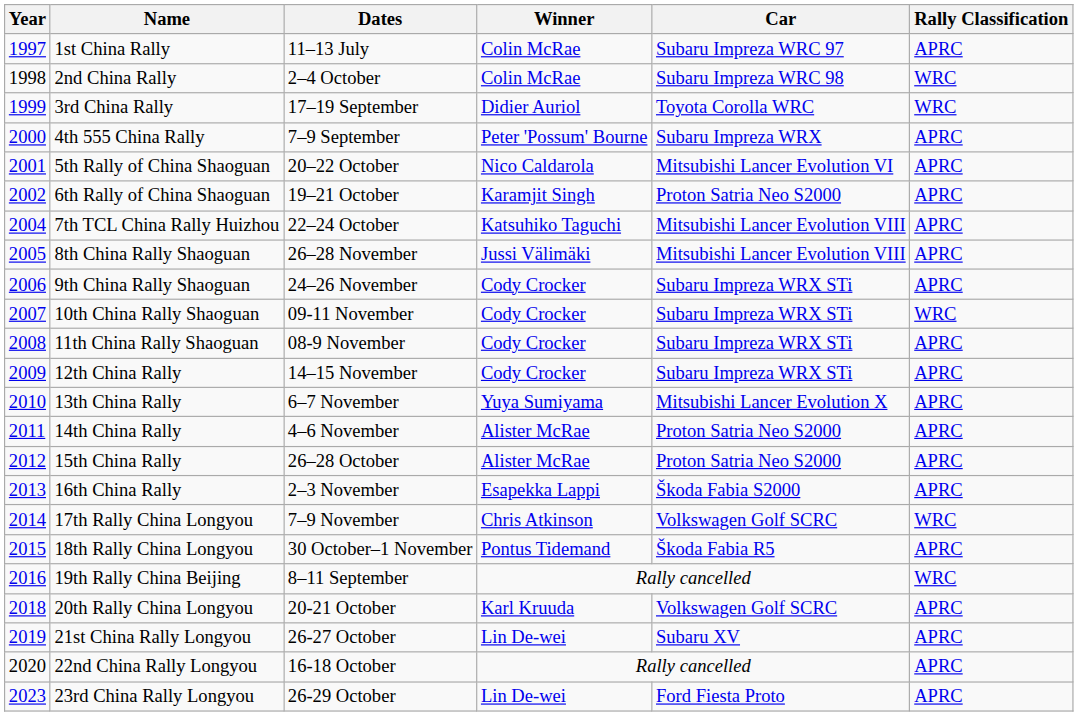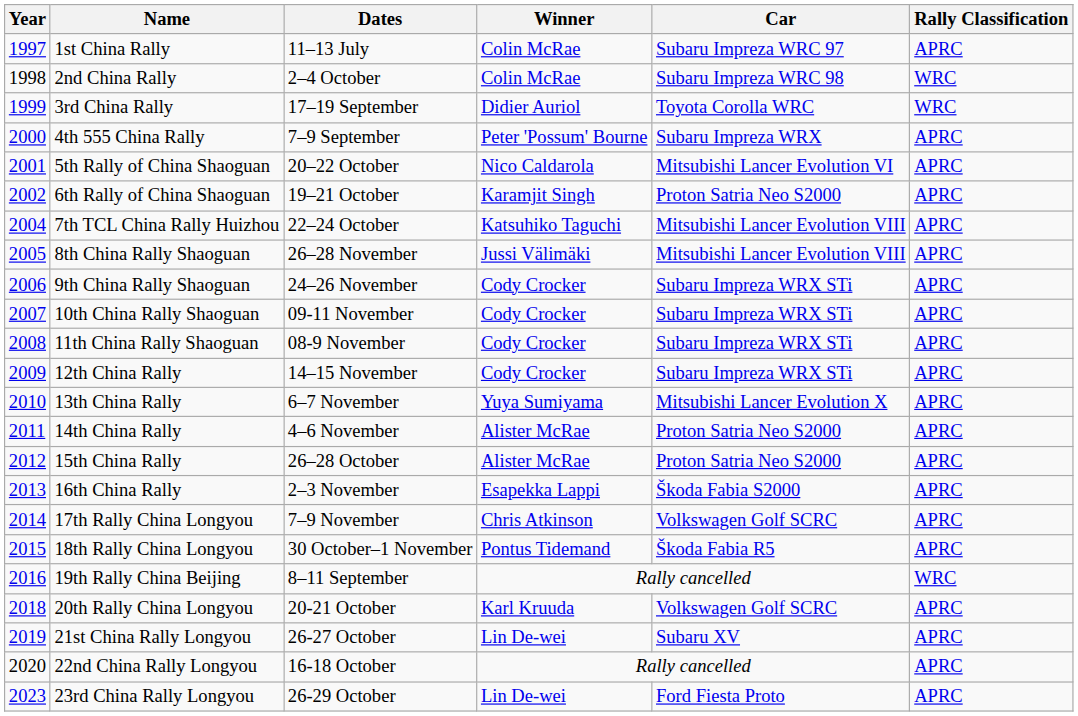(935, 313) WRC -> (938, 313) APRC
(935, 519) WRC -> (938, 519) APRC
